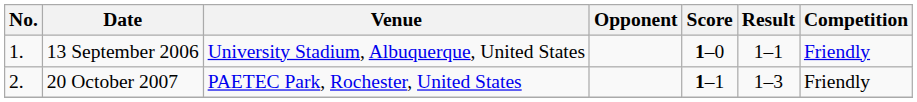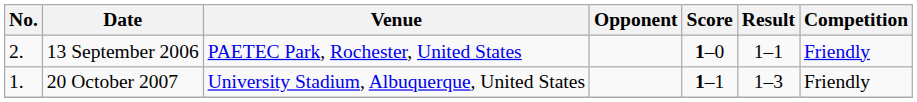(16, 50) 1. -> (16, 50) 2.
(396, 50) University Stadium, Albuquerque, United States -> (365, 50) PAETEC Park, Rochester, United States
(16, 81) 2. -> (16, 81) 1.
(365, 81) PAETEC Park, Rochester, United States -> (396, 81) University Stadium, Albuquerque, United States
